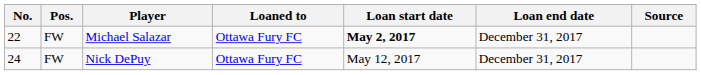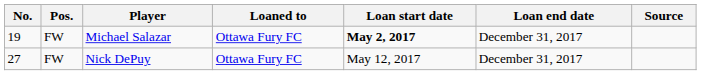(14, 37) 22 -> (14, 37) 19
(14, 59) 24 -> (14, 59) 27
